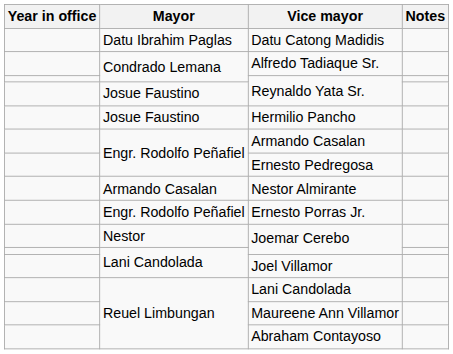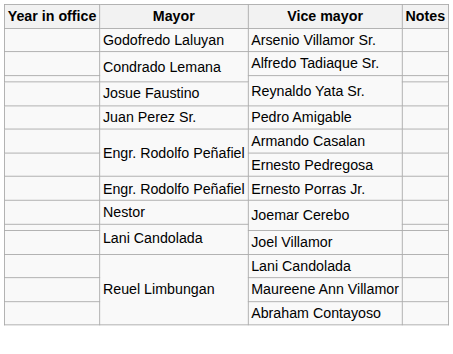- row: (167, 40)
+ row: (163, 40)
+ row: (150, 117)
- row: (151, 117)
- row: (160, 188)
